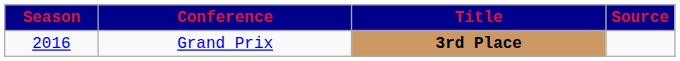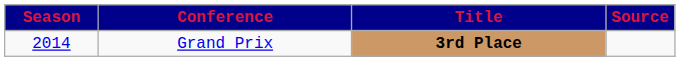(51, 44) 2016 -> (51, 44) 2014
